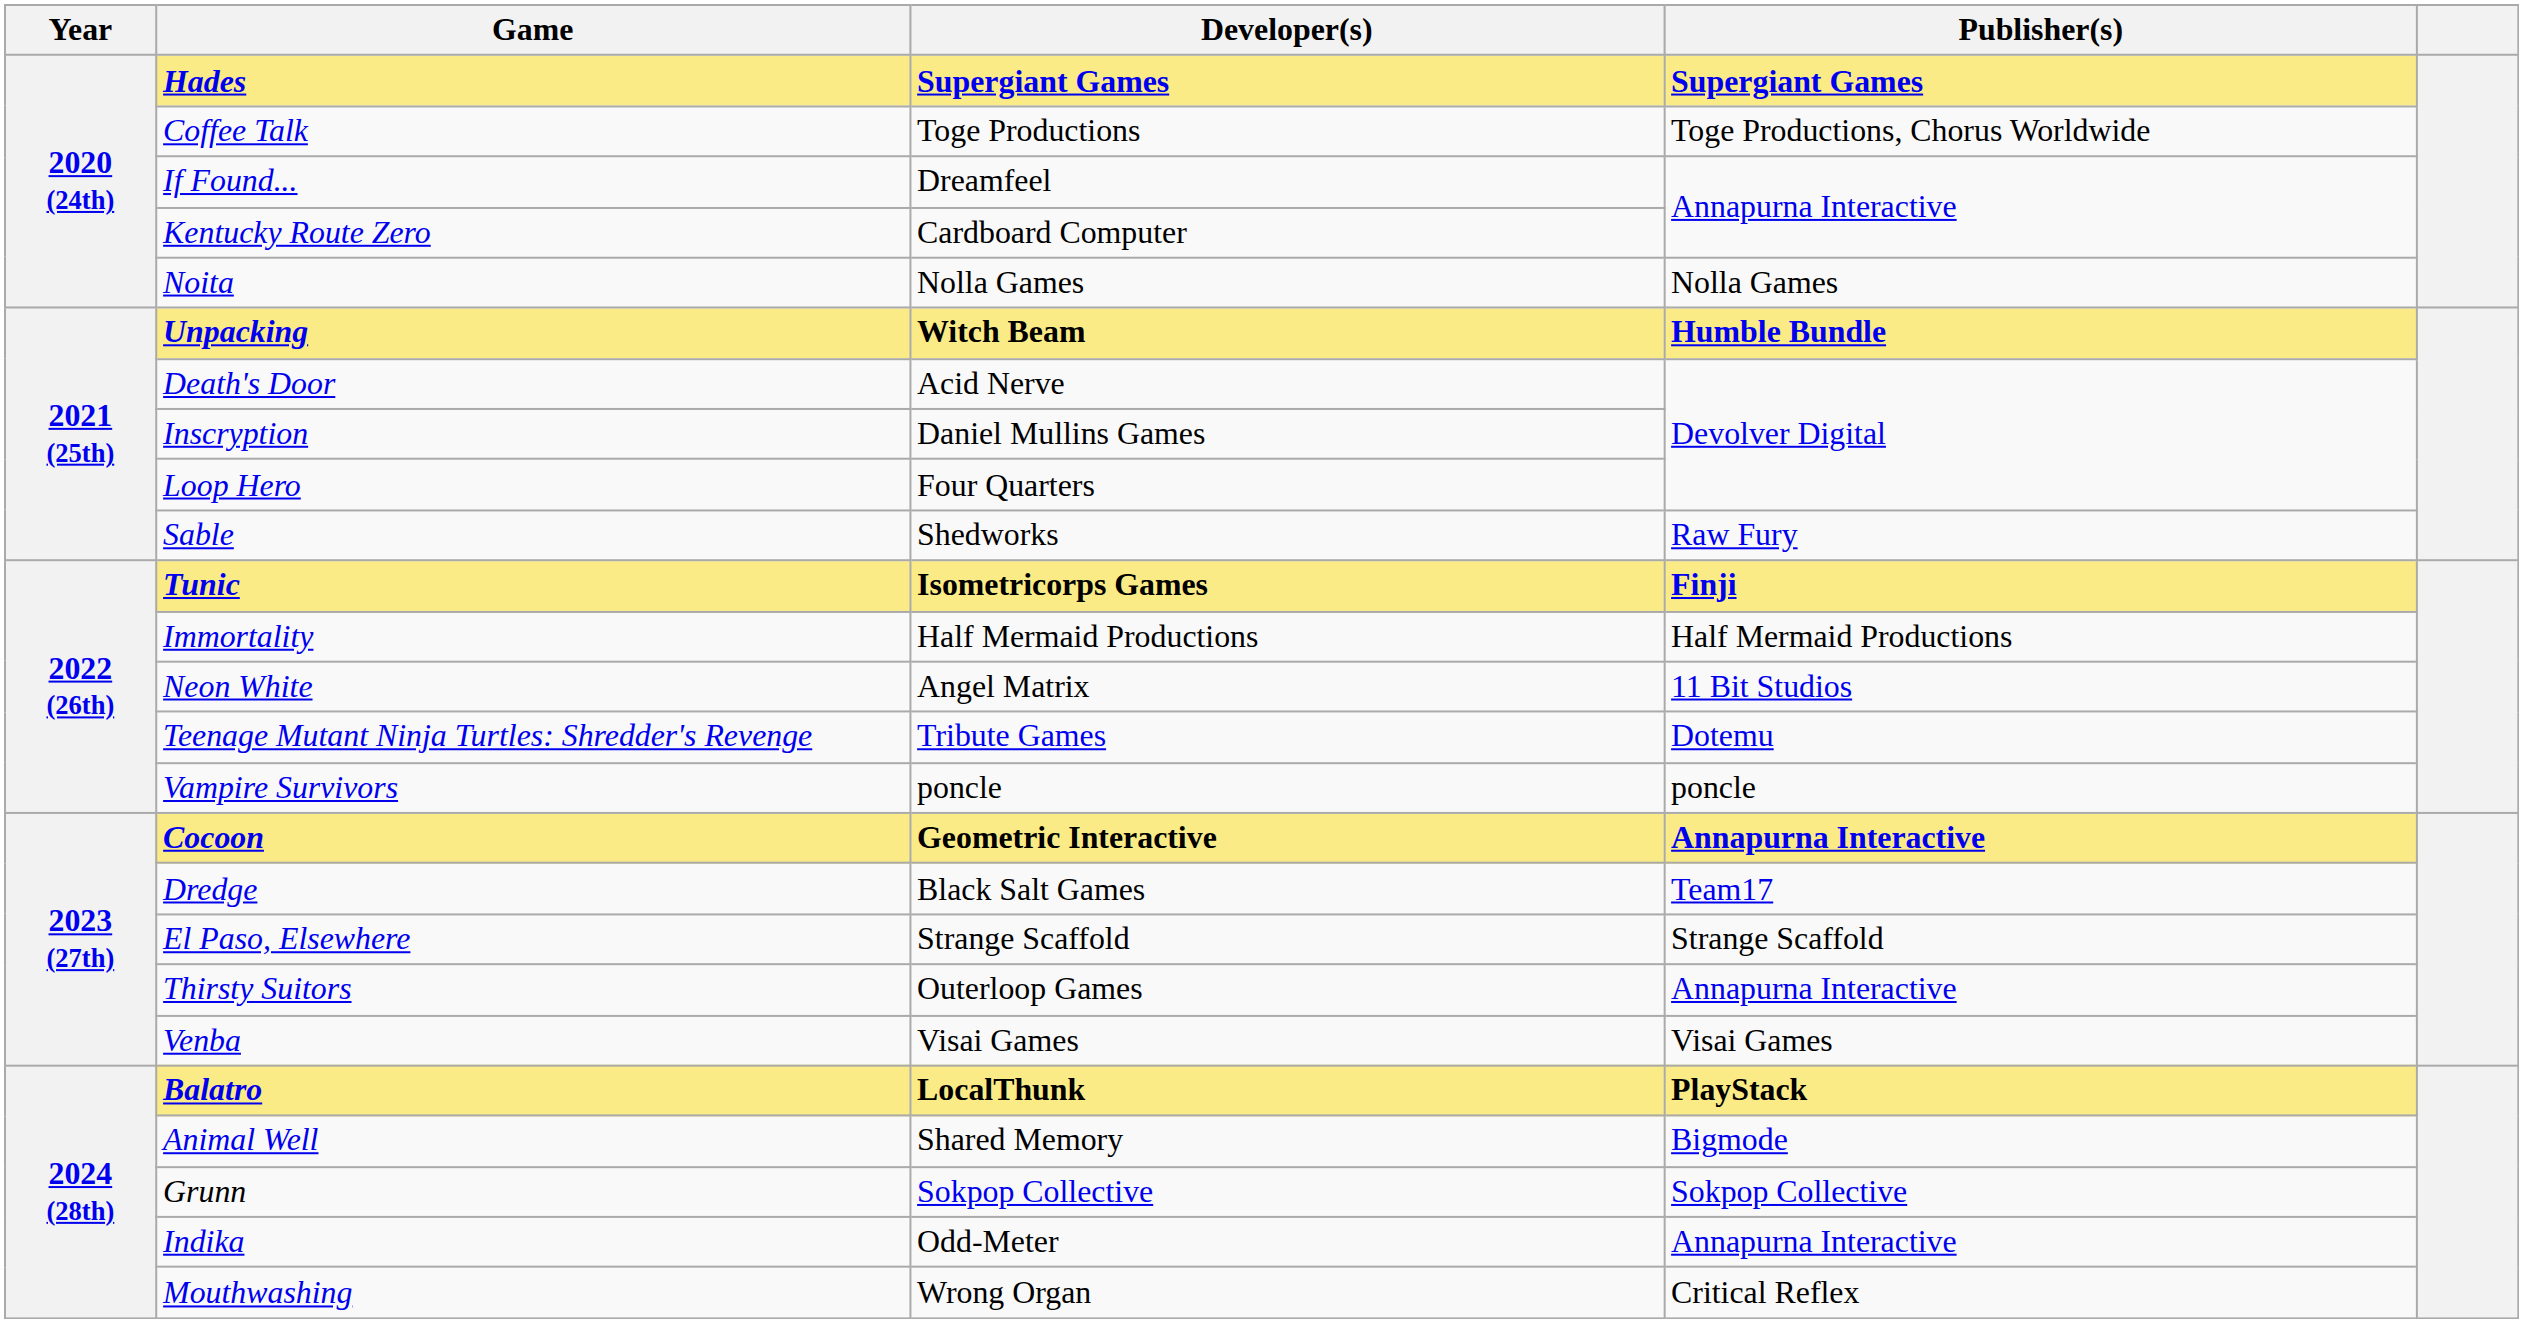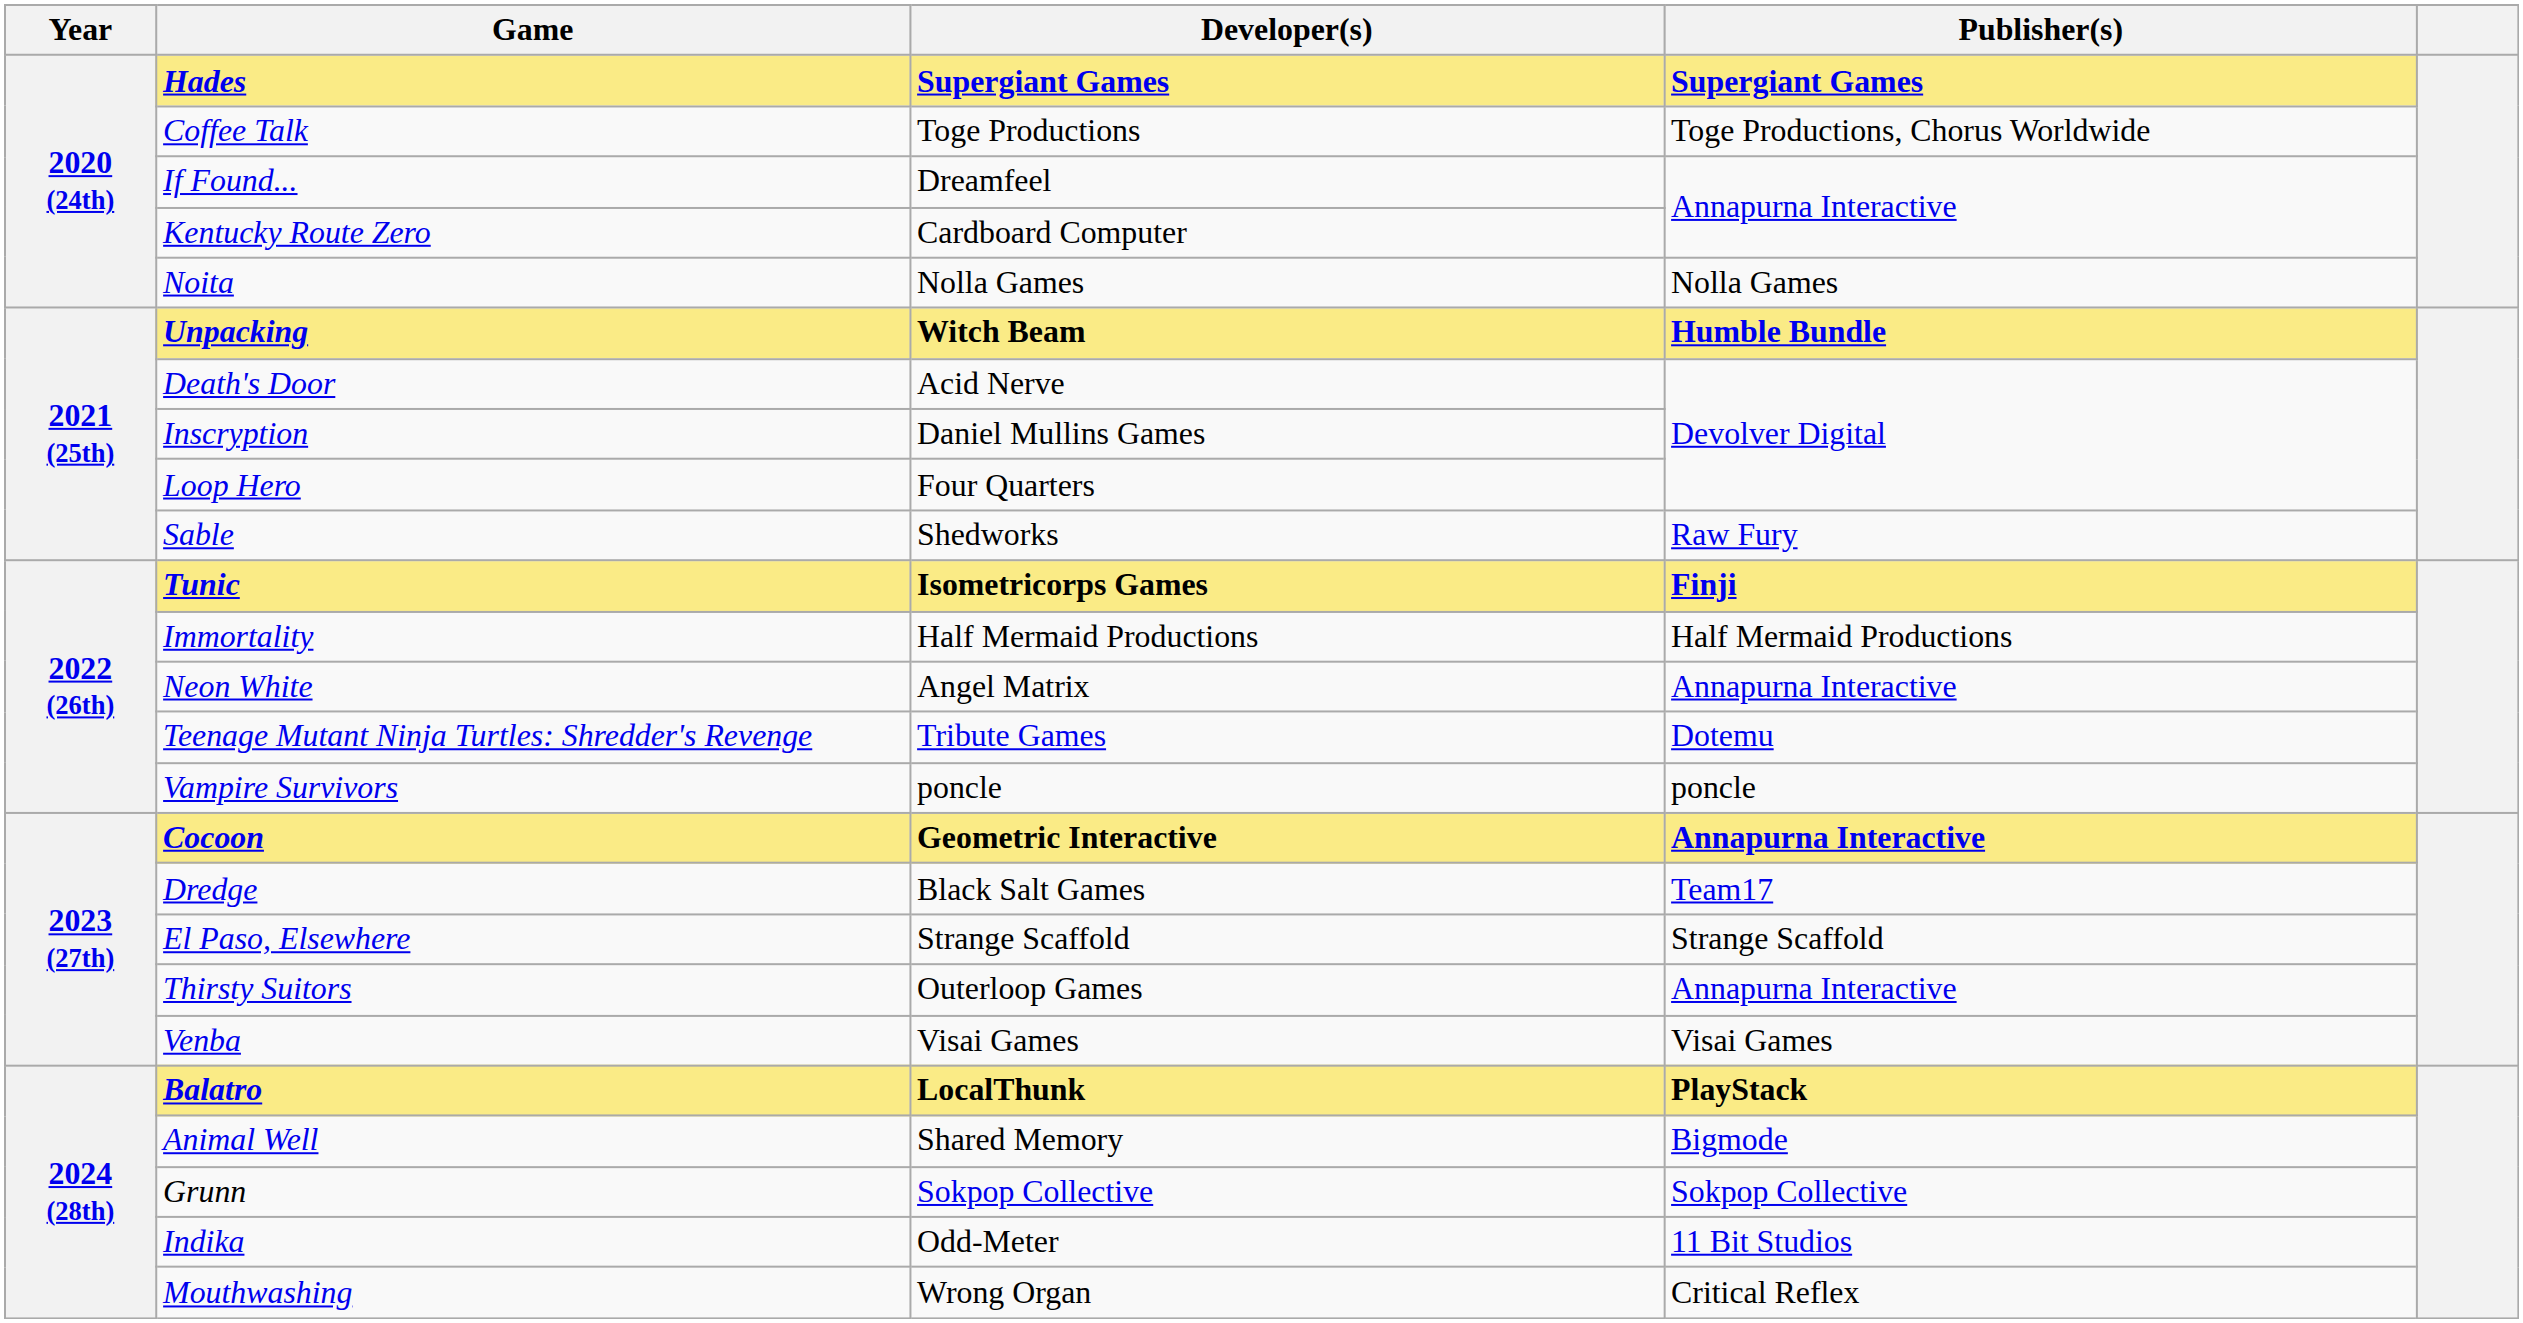(1762, 686) 11 Bit Studios -> (1814, 686) Annapurna Interactive
(1814, 1241) Annapurna Interactive -> (1762, 1241) 11 Bit Studios
